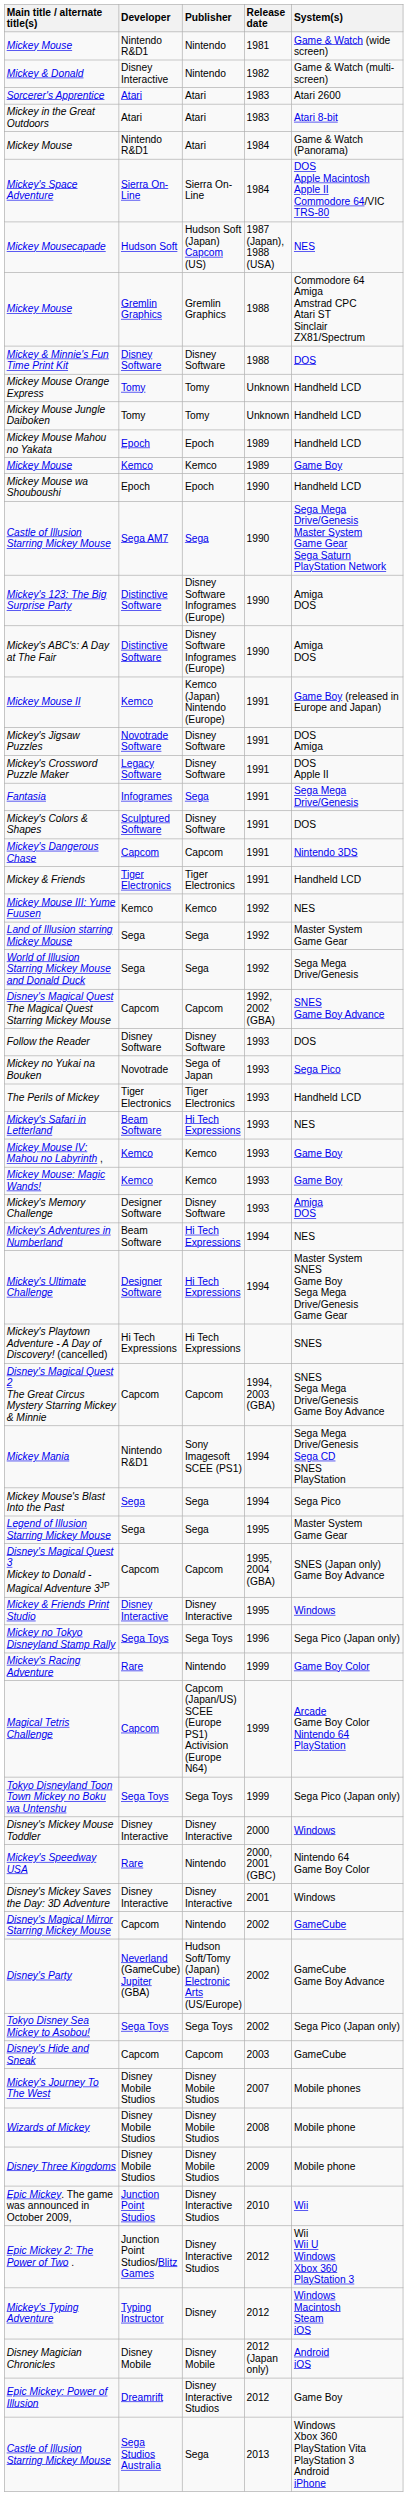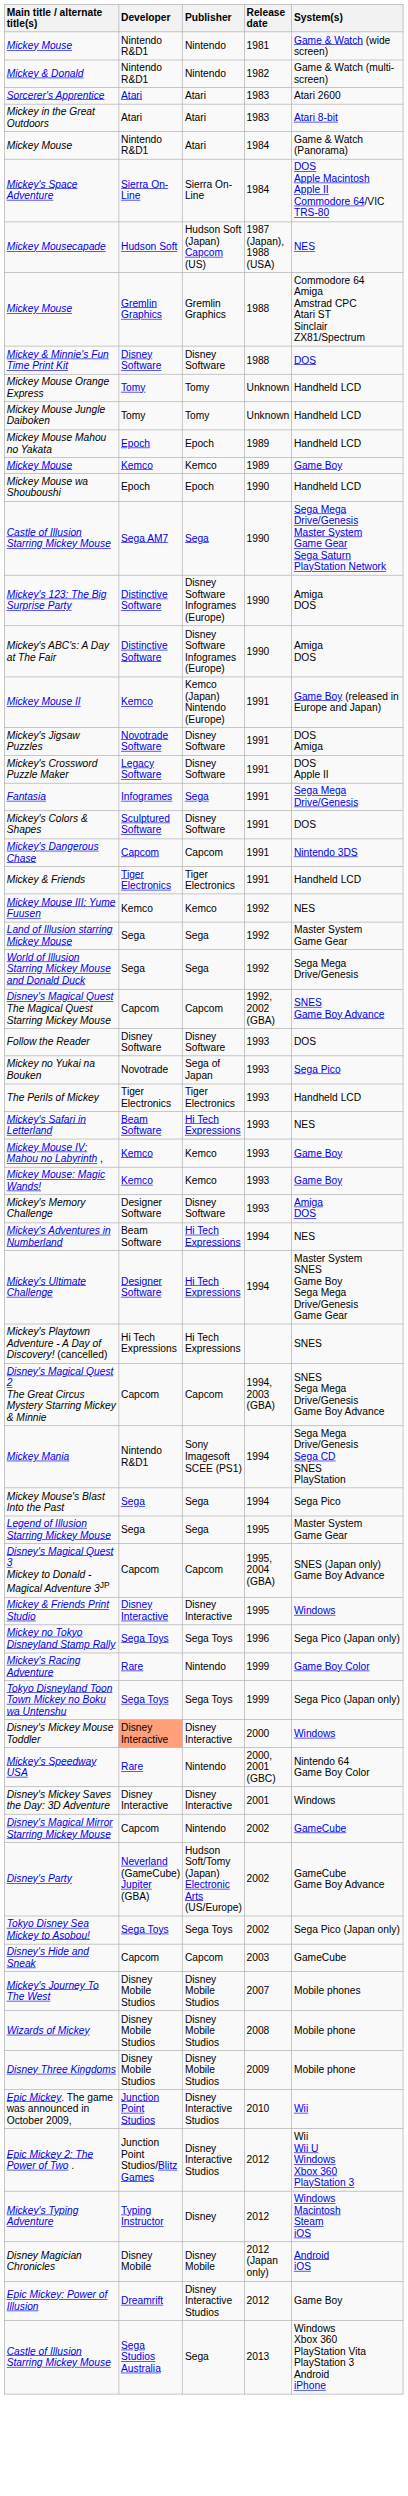(145, 73) Disney Interactive -> (141, 73) Nintendo R&D1
- row: (38, 1729)
(145, 1830) no background -> (145, 1733) lightsalmon background
